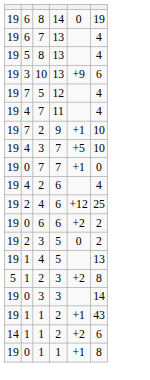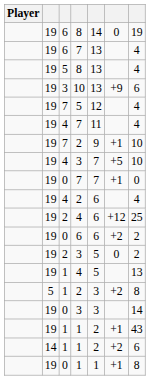+ column: (23, 13)
